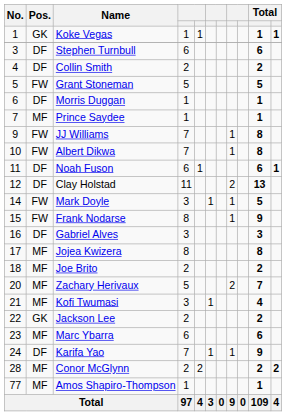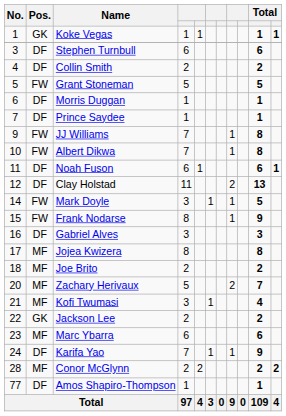(40, 118) MF -> (40, 118) DF
(40, 386) MF -> (40, 386) DF
